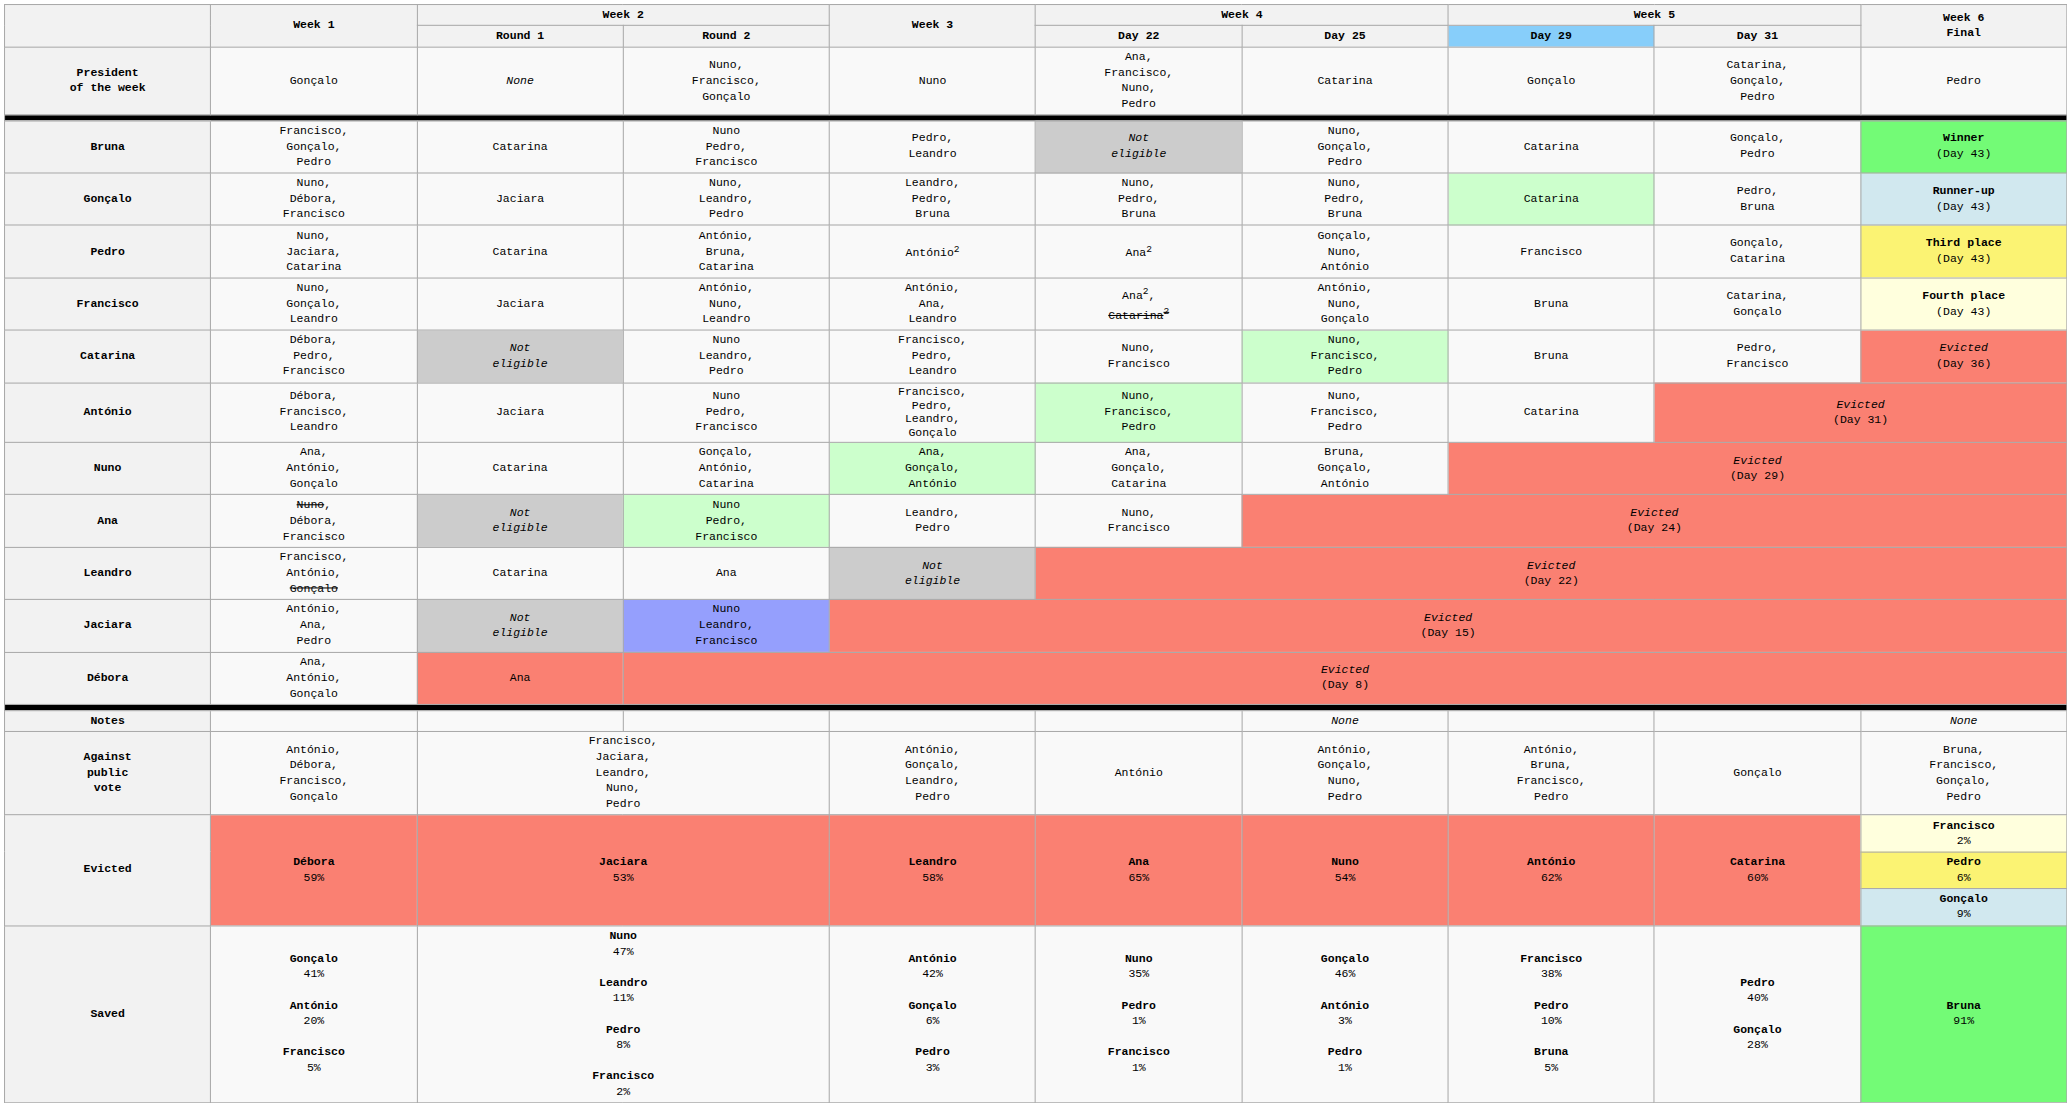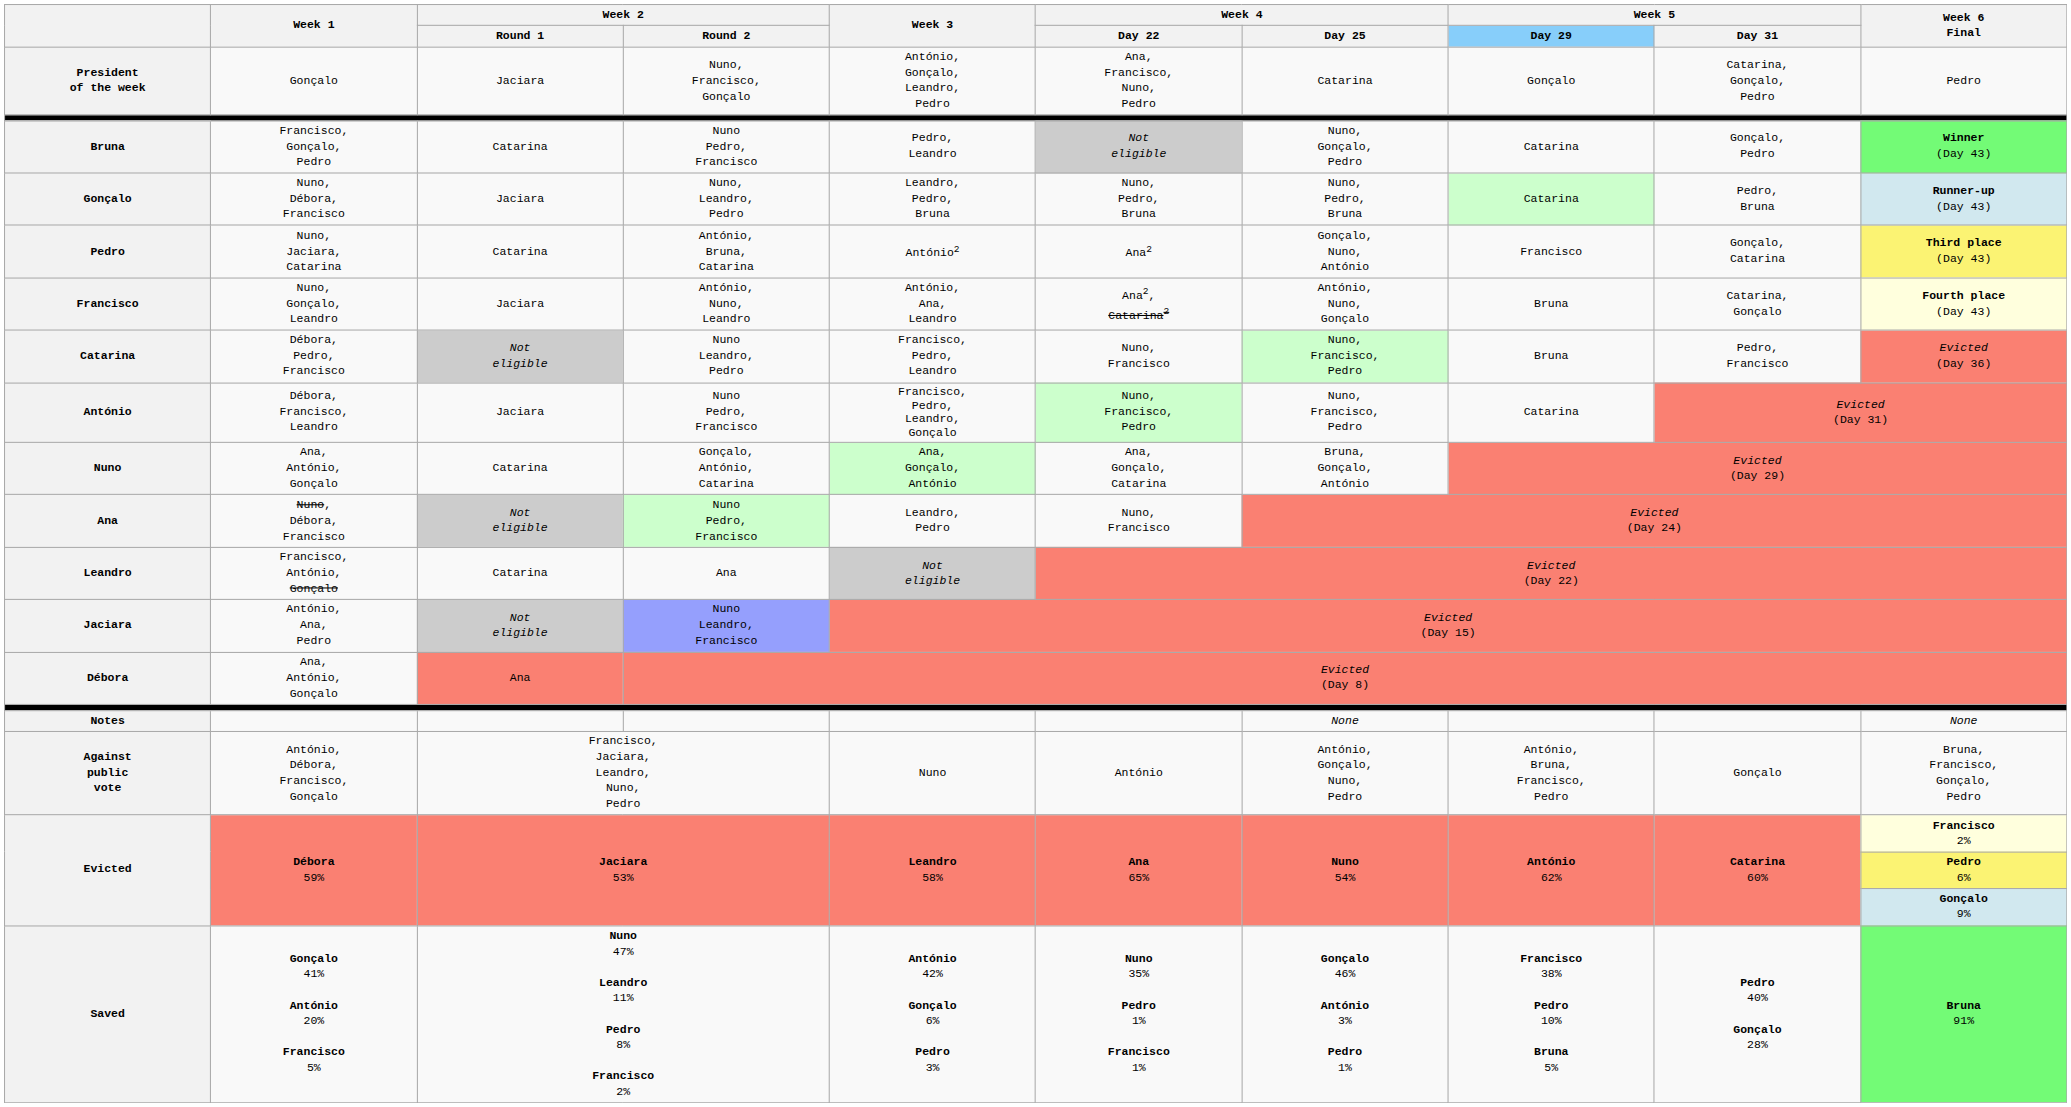(520, 81) None -> (520, 81) Jaciara
(933, 81) Nuno -> (933, 81) António, Gonçalo, Leandro, Pedro
(933, 773) António, Gonçalo, Leandro, Pedro -> (933, 773) Nuno
